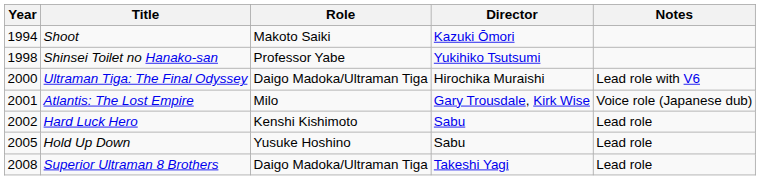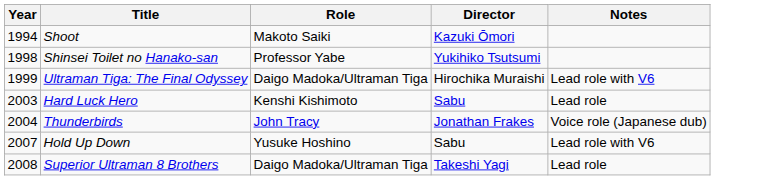(22, 79) 2000 -> (22, 79) 1999
- row: (119, 100)
(22, 121) 2002 -> (22, 100) 2003
+ row: (83, 121)
(22, 143) 2005 -> (22, 143) 2007
(624, 143) Lead role -> (603, 143) Lead role with V6
